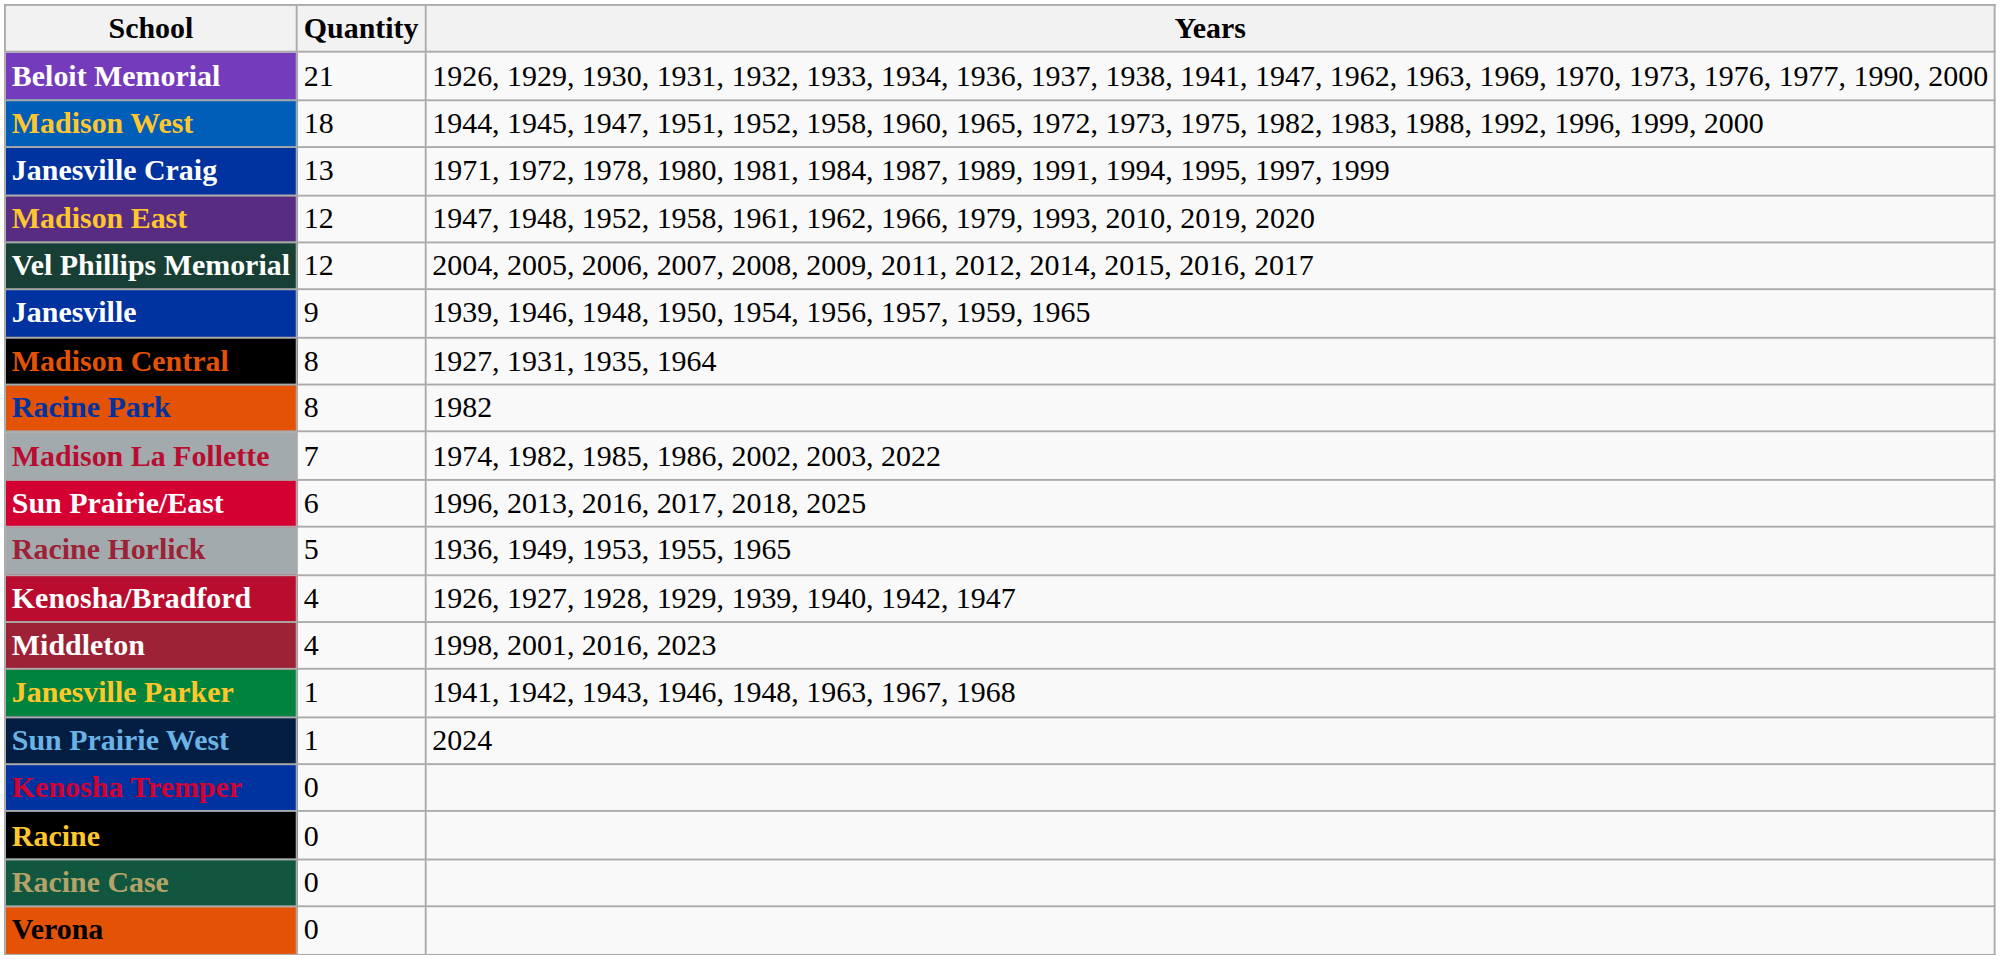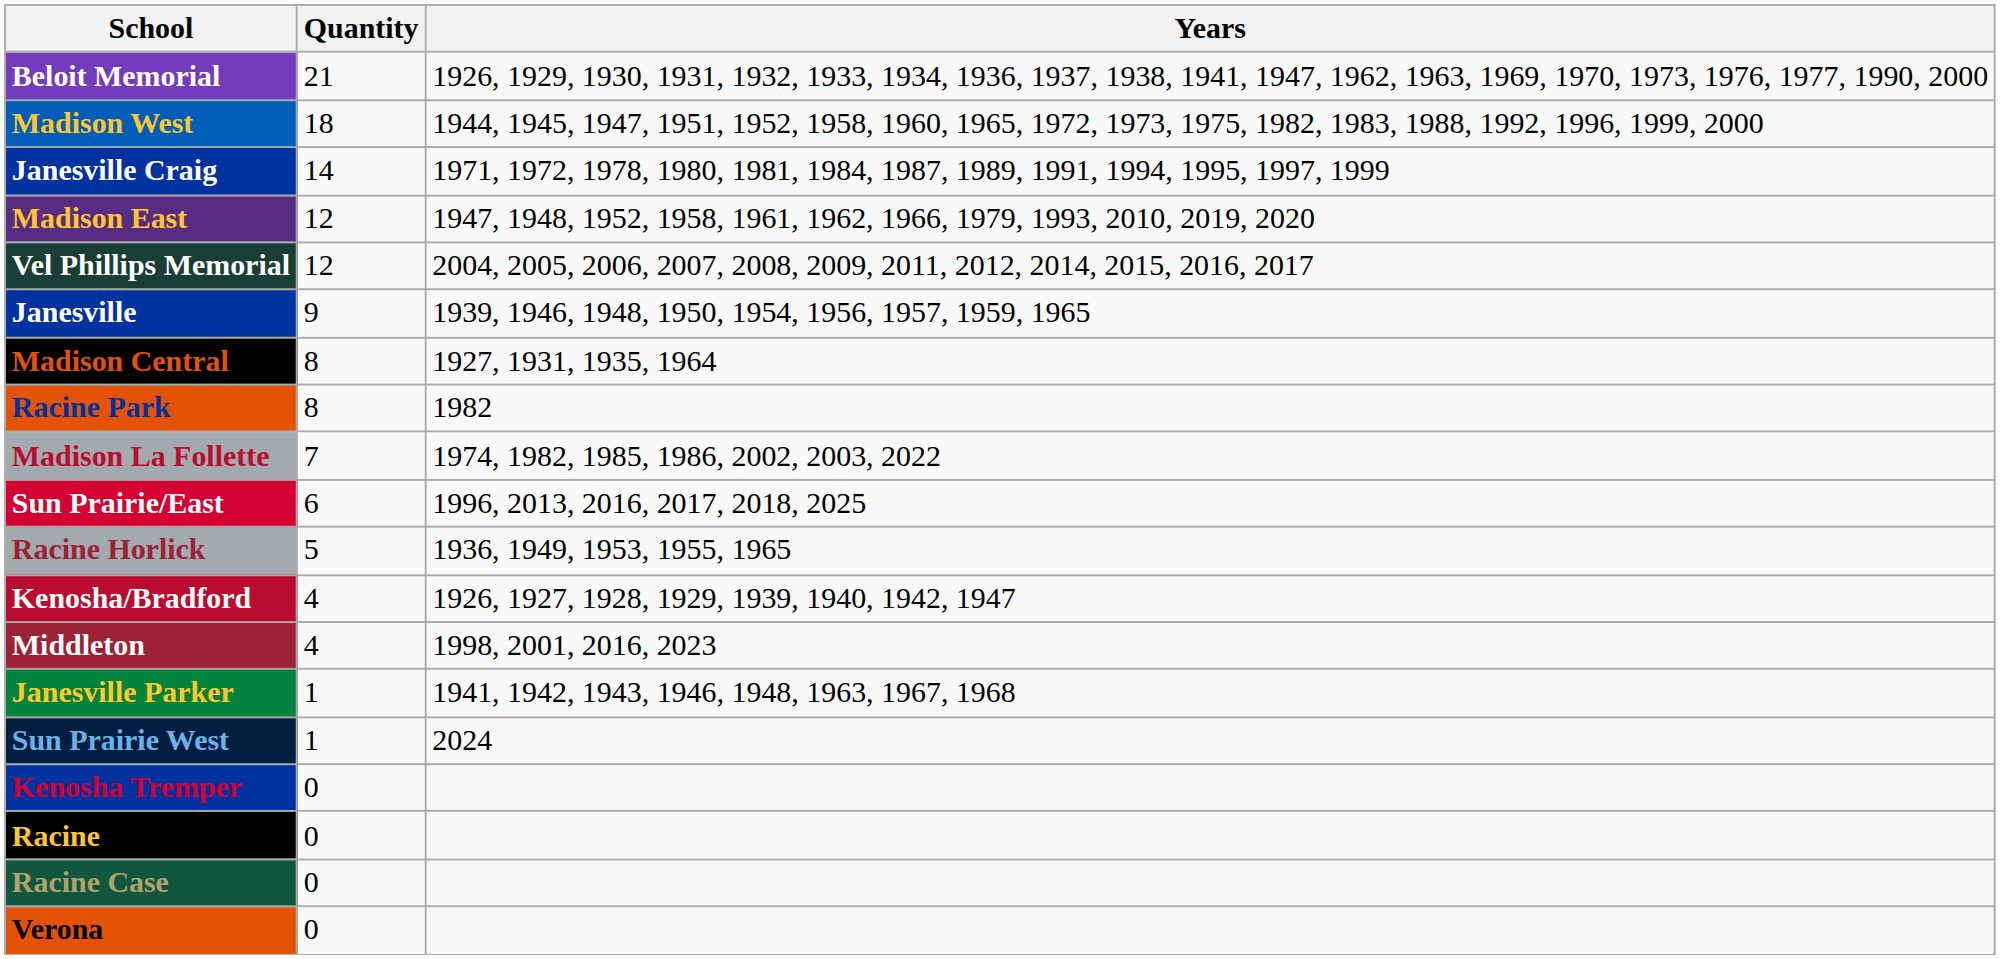(319, 170) 13 -> (319, 170) 14
